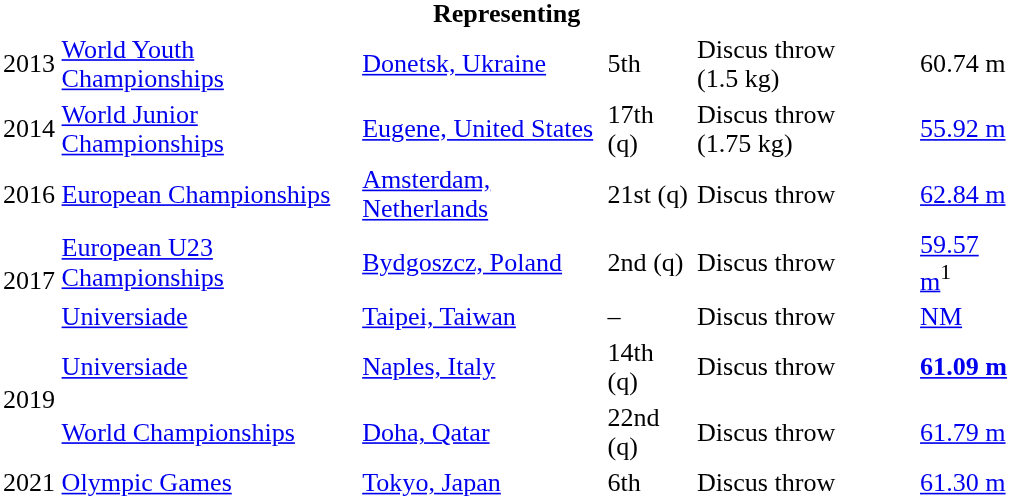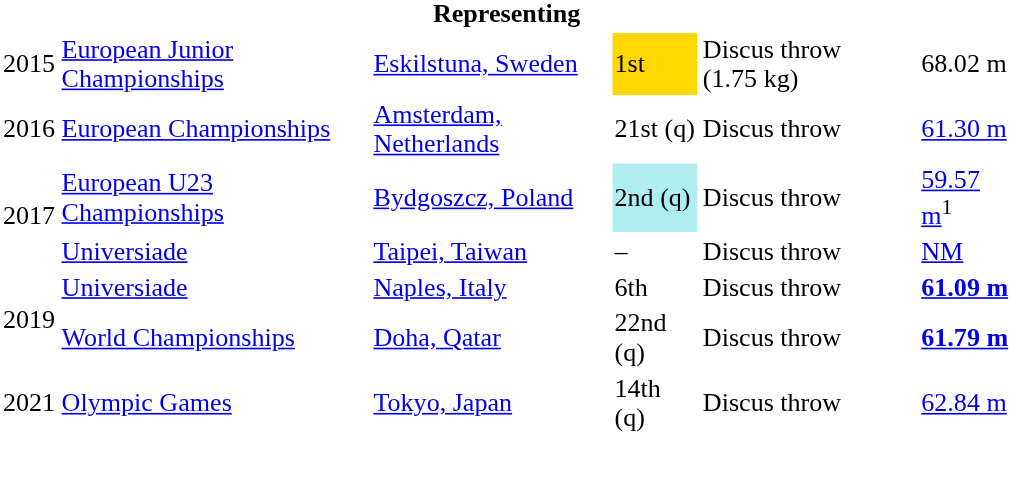- row: (454, 63)
- row: (478, 128)
+ row: (476, 63)
(963, 194) 62.84 m -> (964, 128) 61.30 m
(646, 262) no background -> (653, 197) paleturquoise background
(631, 367) 14th (q) -> (631, 287) 6th
(963, 432) normal -> (965, 338) bold
(624, 483) 6th -> (638, 403) 14th (q)
(963, 483) 61.30 m -> (964, 403) 62.84 m
